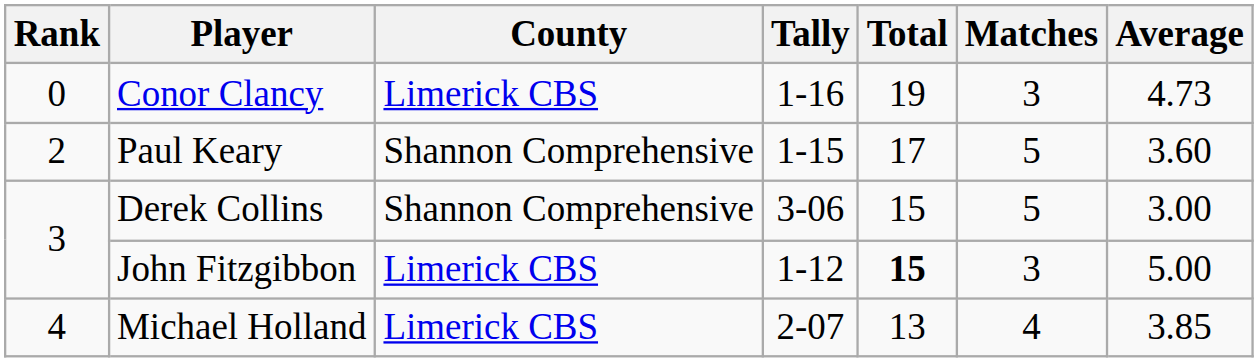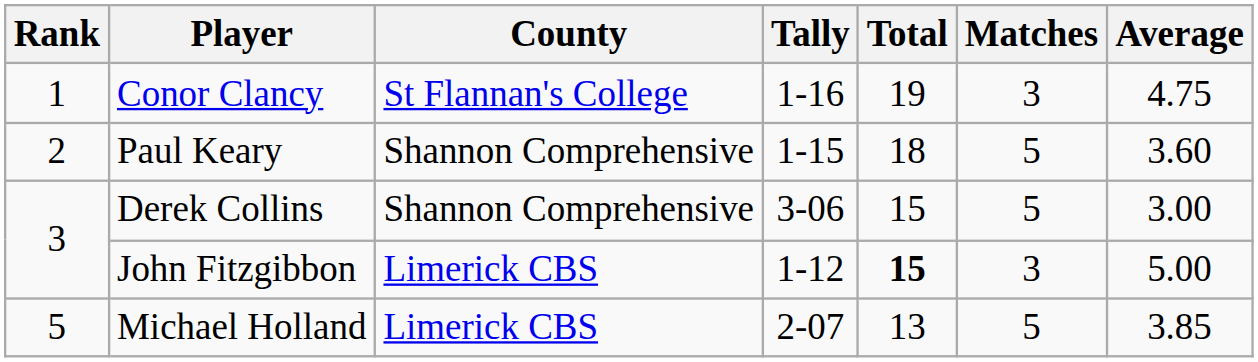(57, 92) 0 -> (57, 92) 1
(491, 92) Limerick CBS -> (536, 92) St Flannan's College
(1179, 92) 4.73 -> (1179, 92) 4.75
(907, 151) 17 -> (907, 151) 18
(57, 326) 4 -> (57, 326) 5
(1031, 326) 4 -> (1031, 326) 5
